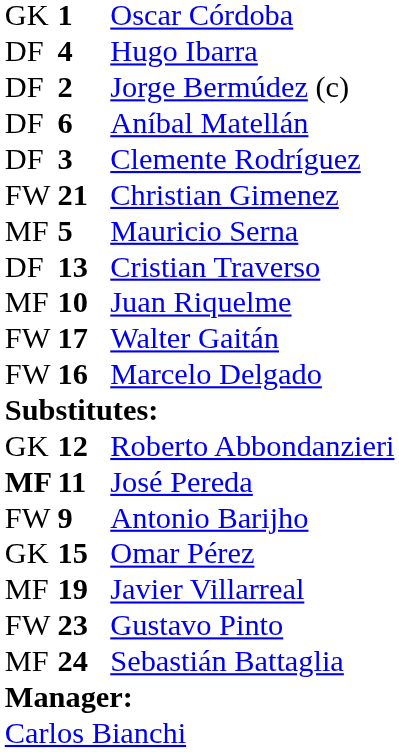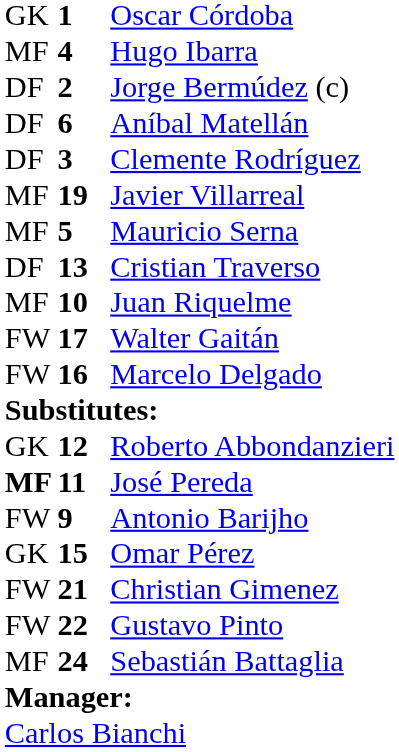(24, 51) DF -> (27, 51) MF
rows swapped: (207, 589) <-> (225, 194)
(73, 625) 23 -> (73, 625) 22
